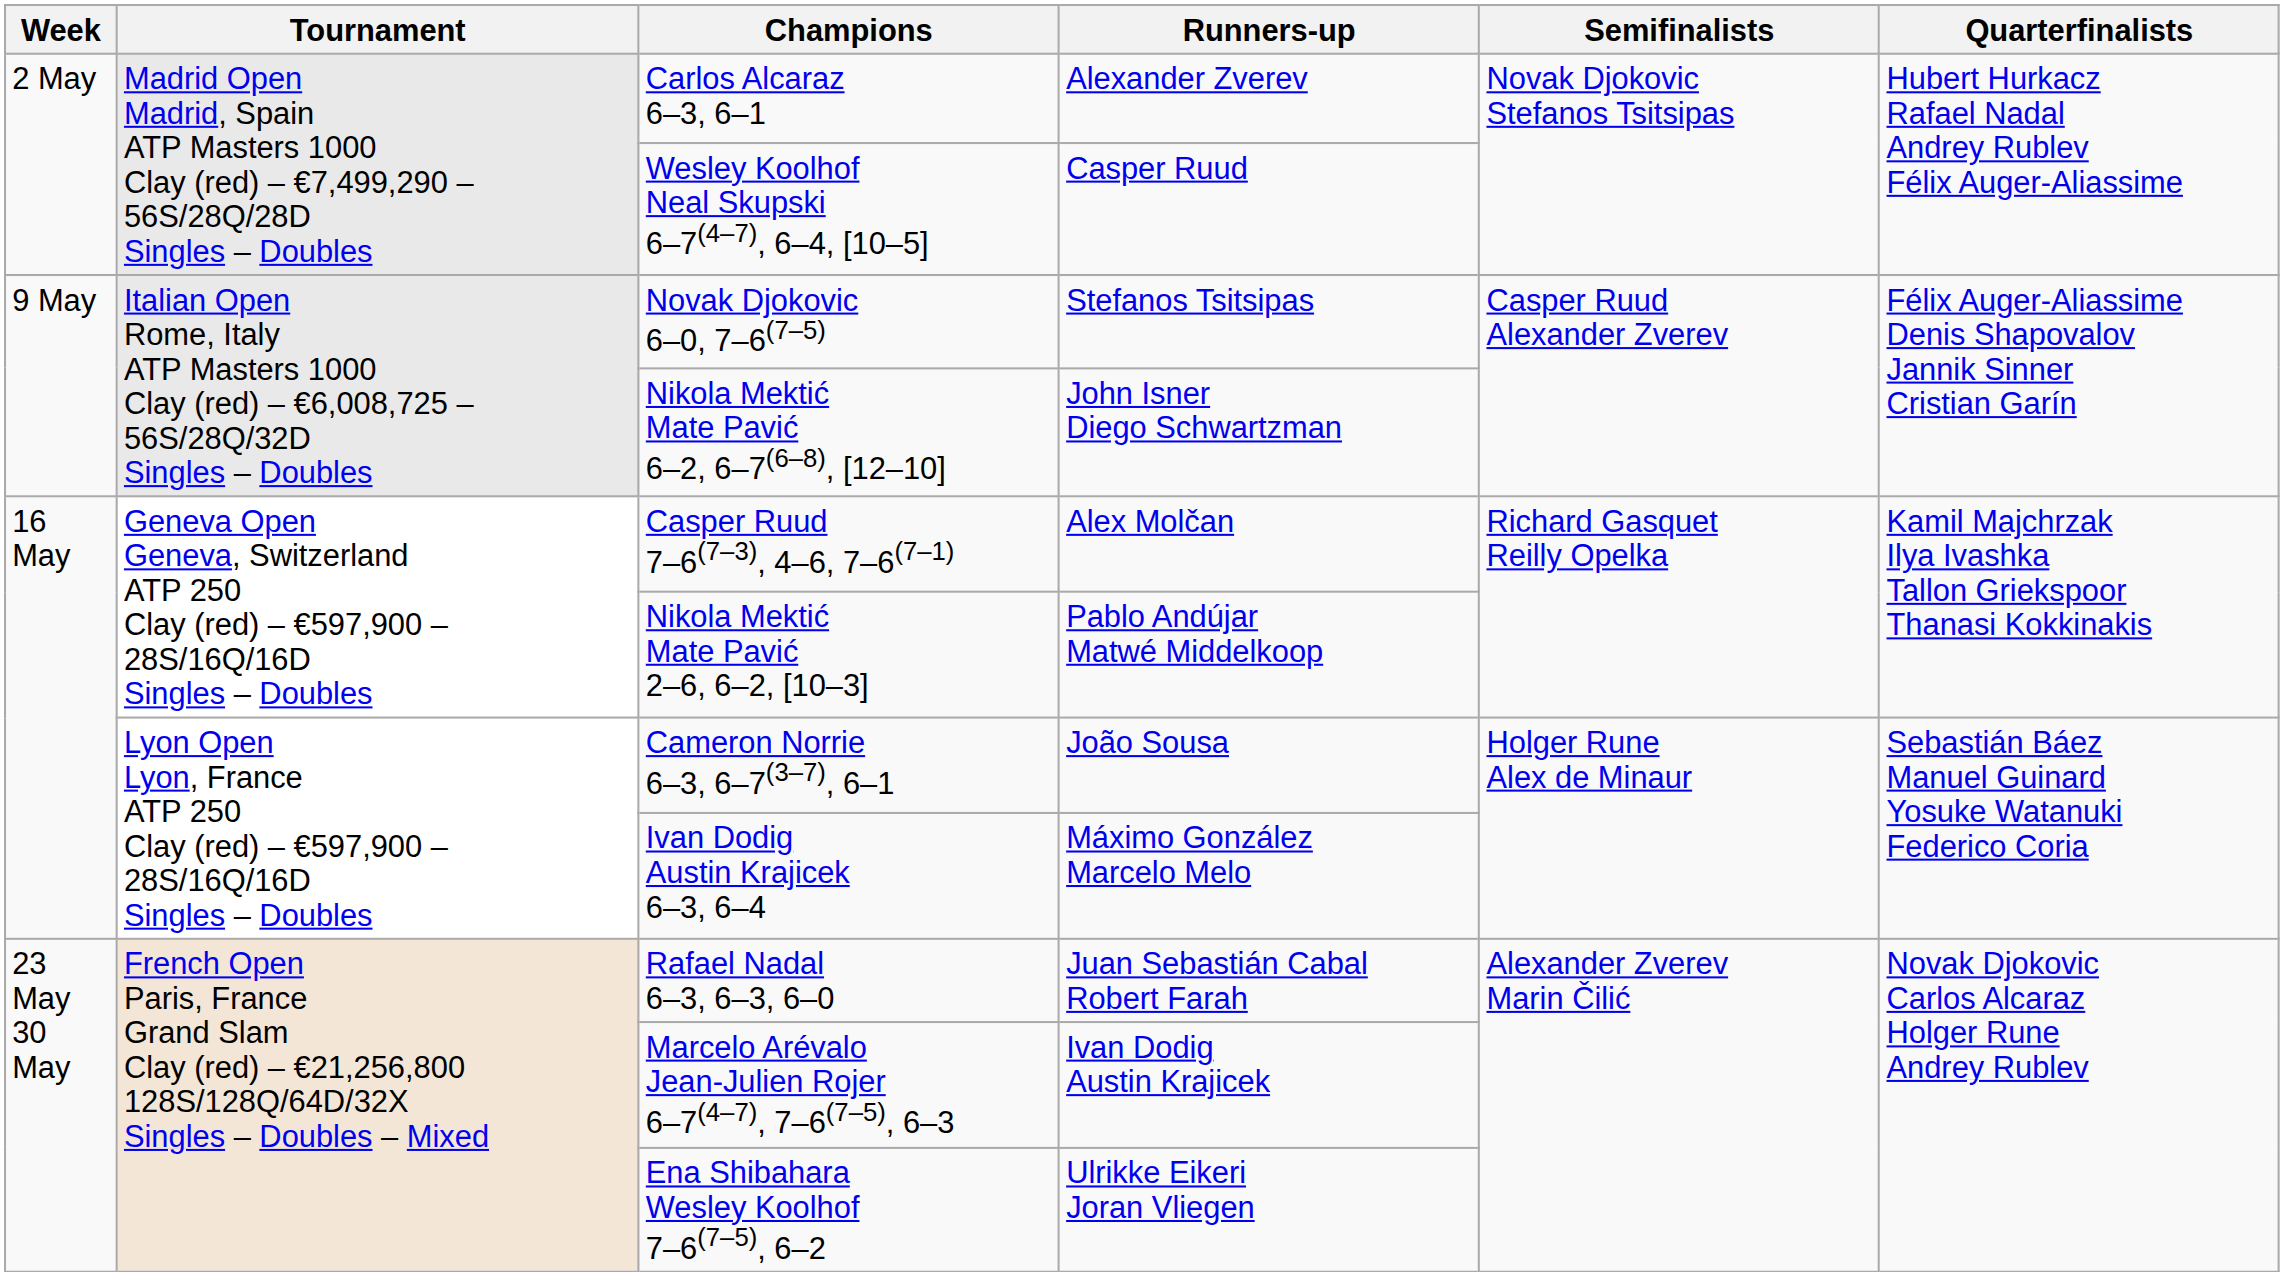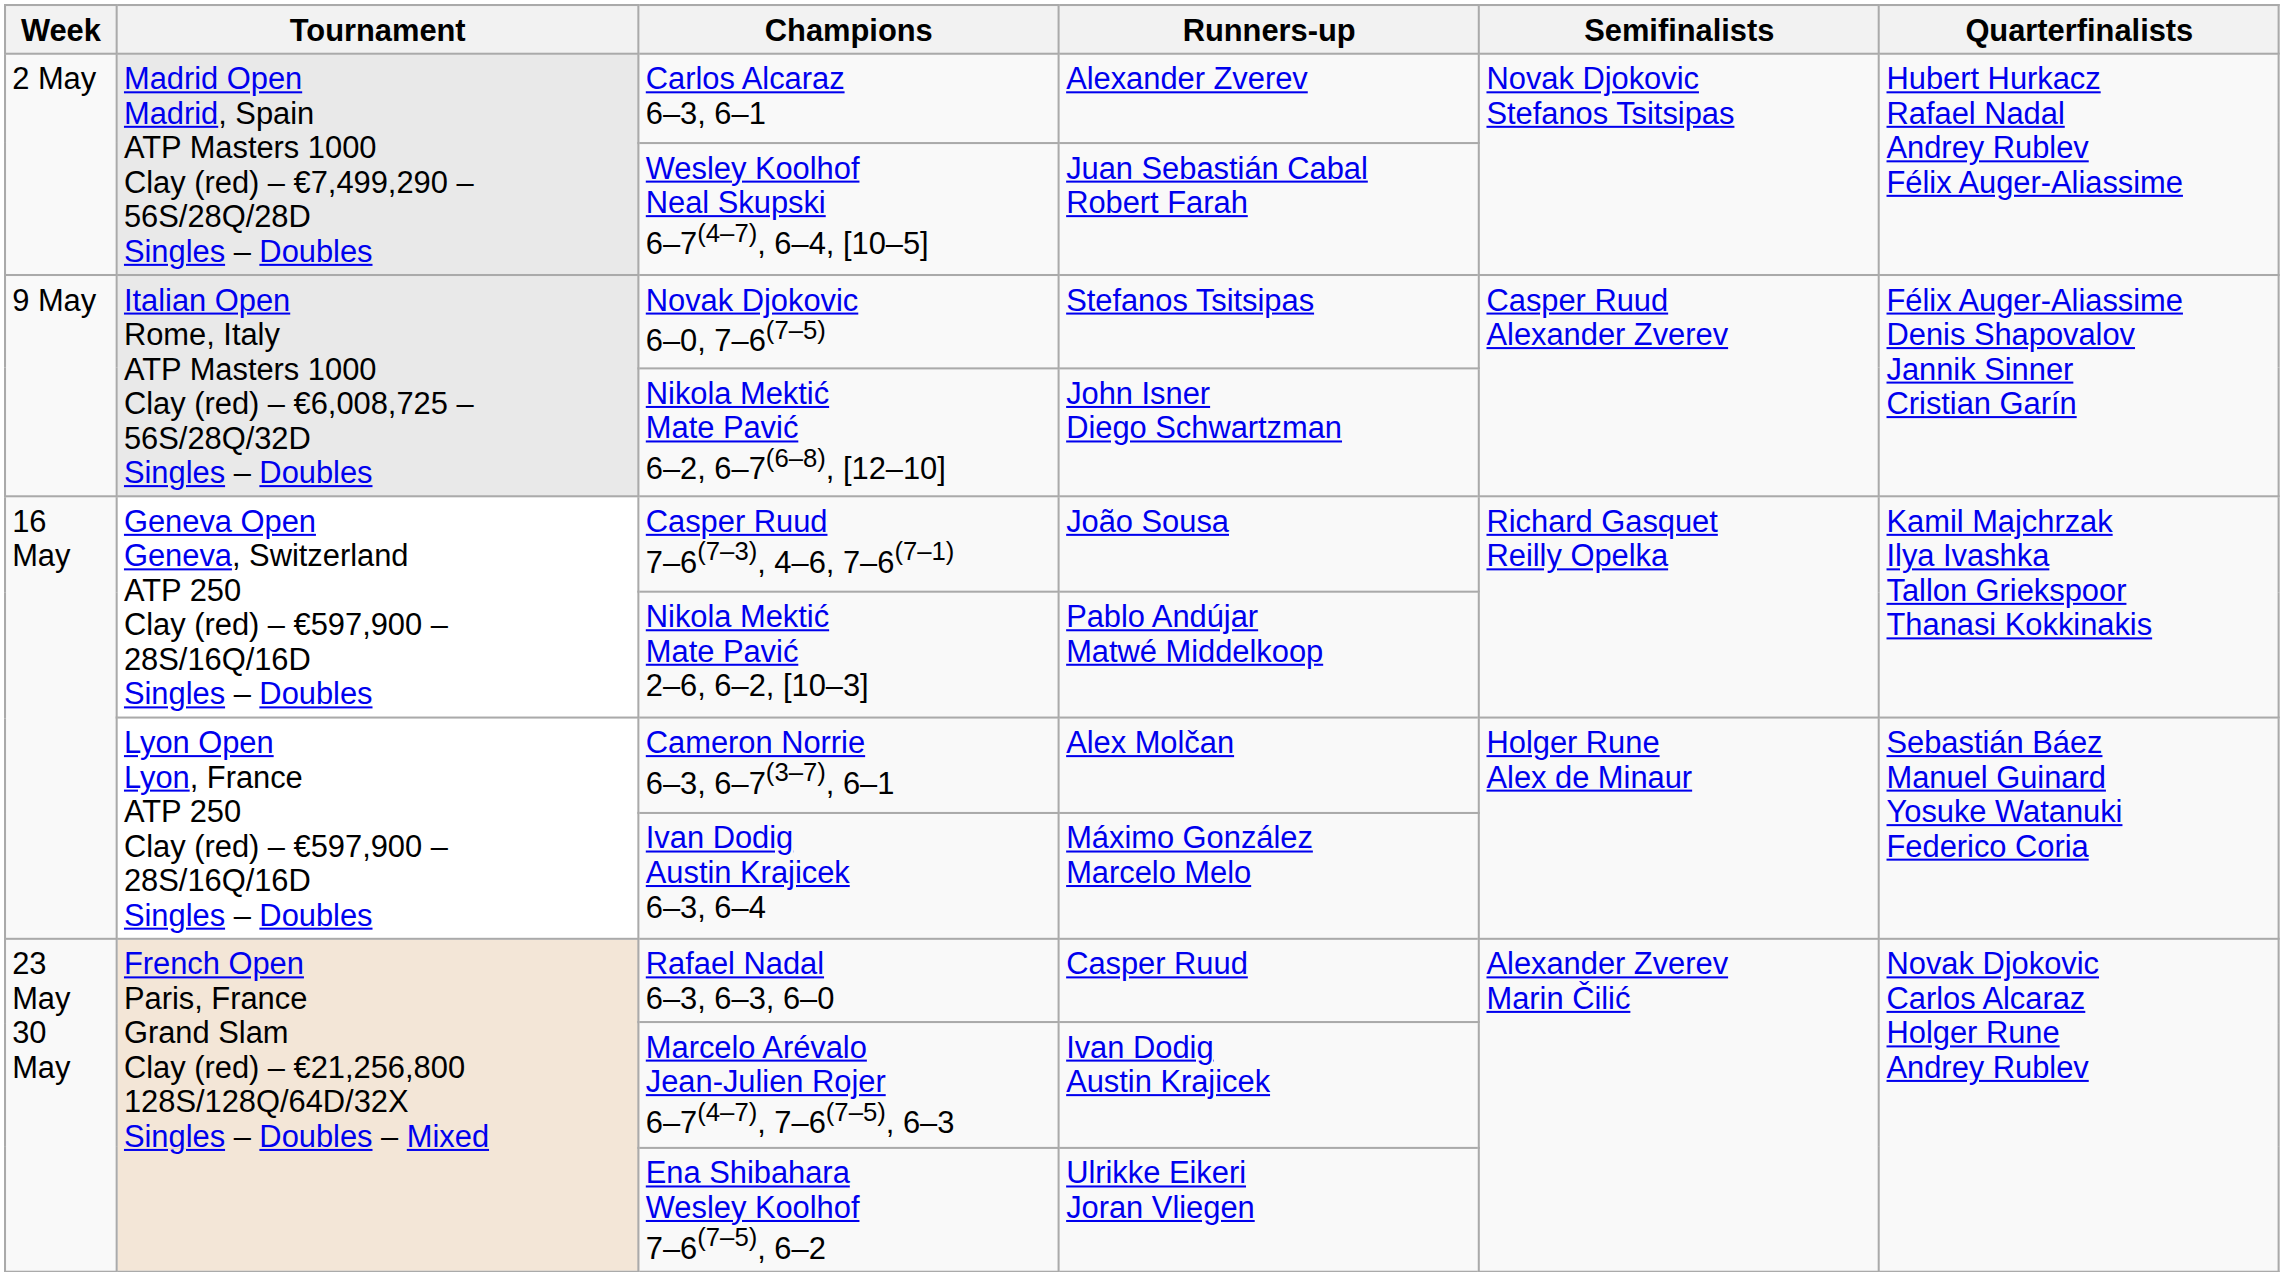(1157, 167) Casper Ruud -> (1217, 185) Juan Sebastián Cabal Robert Farah
(1150, 521) Alex Molčan -> (1148, 521) João Sousa
(1148, 743) João Sousa -> (1150, 743) Alex Molčan
(1217, 981) Juan Sebastián Cabal Robert Farah -> (1157, 964) Casper Ruud
